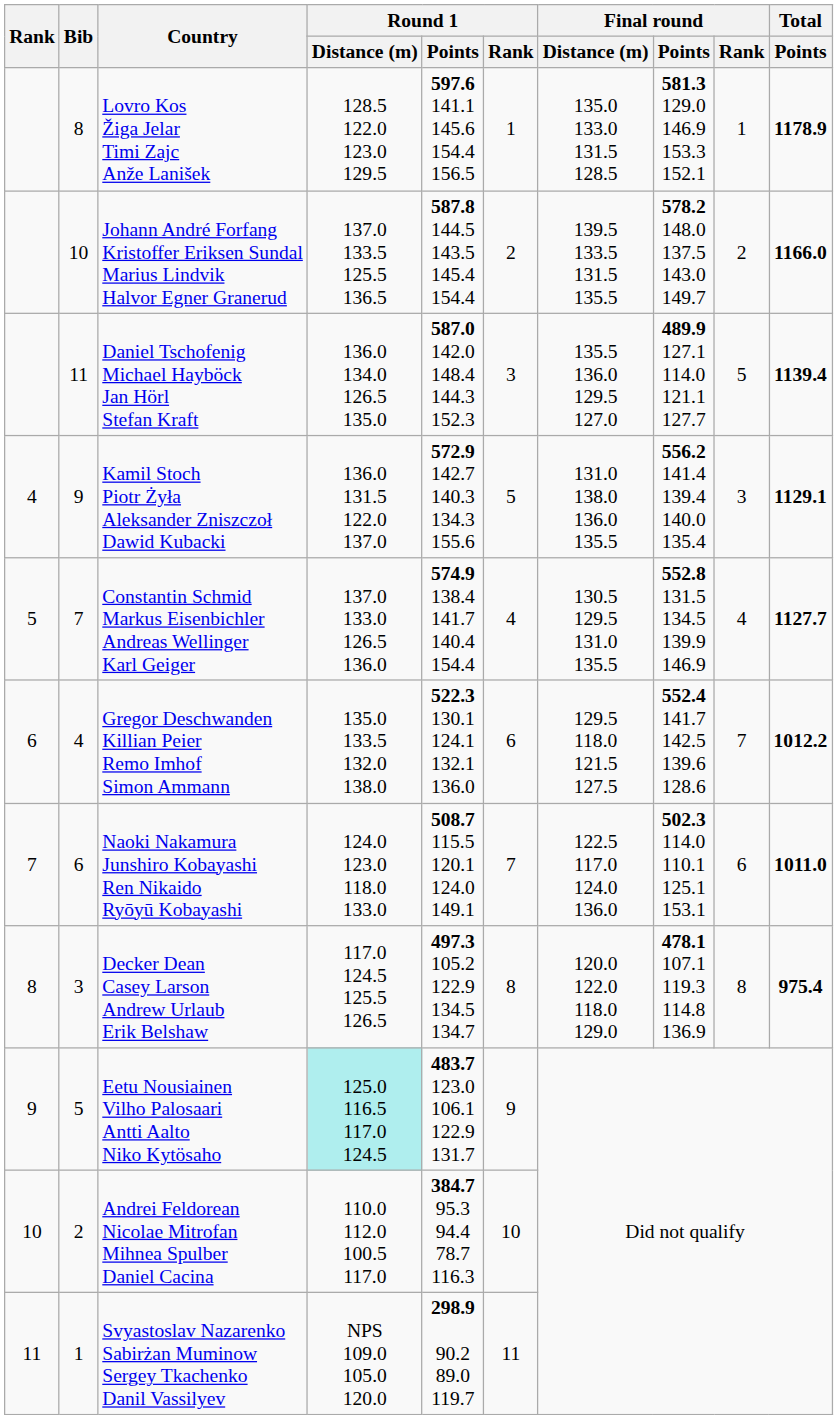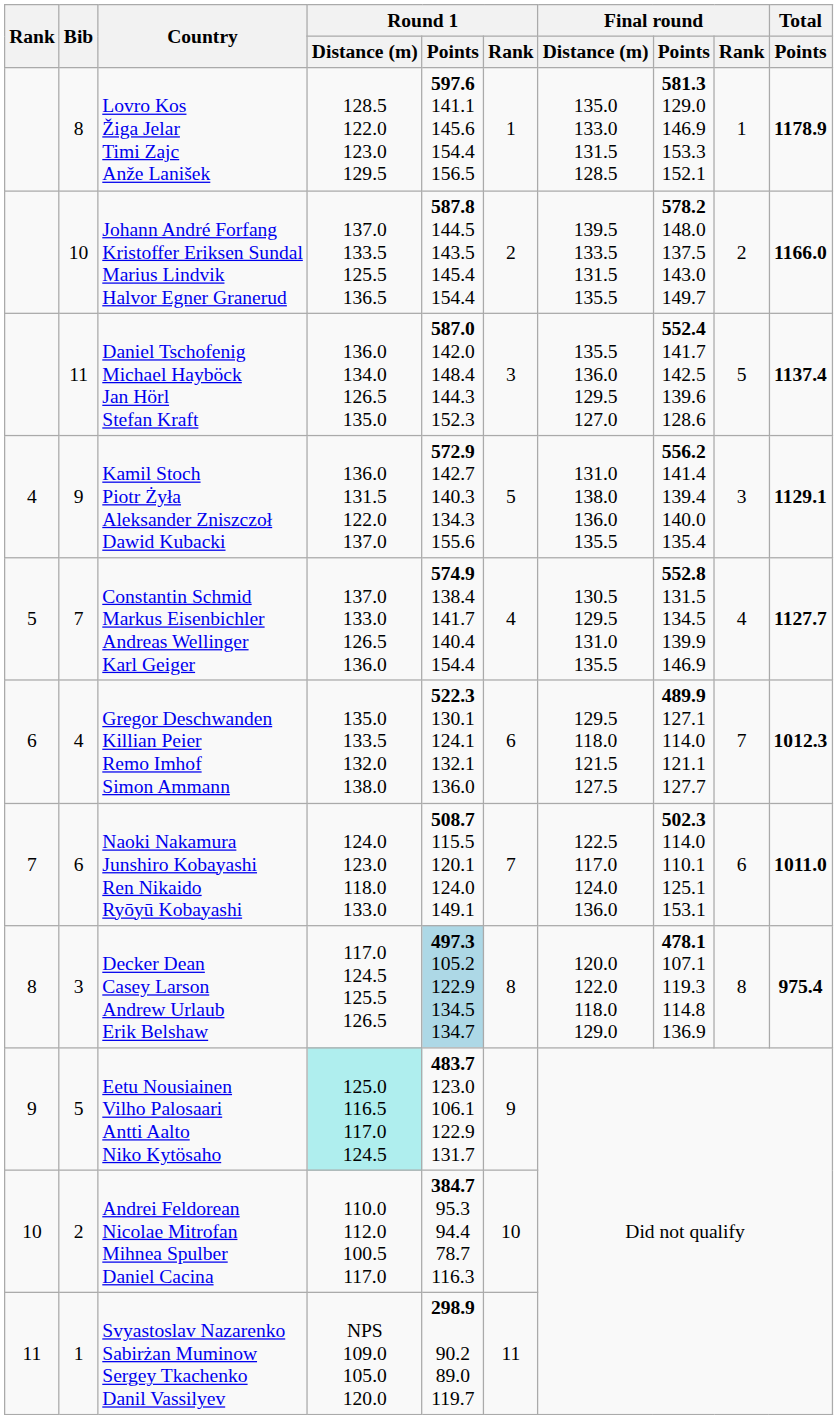(684, 373) 489.9 127.1 114.0 121.1 127.7 -> (684, 373) 552.4 141.7 142.5 139.6 128.6
(800, 373) 1139.4 -> (800, 373) 1137.4
(684, 740) 552.4 141.7 142.5 139.6 128.6 -> (684, 740) 489.9 127.1 114.0 121.1 127.7
(800, 740) 1012.2 -> (800, 740) 1012.3
(453, 985) no background -> (453, 985) lightblue background
